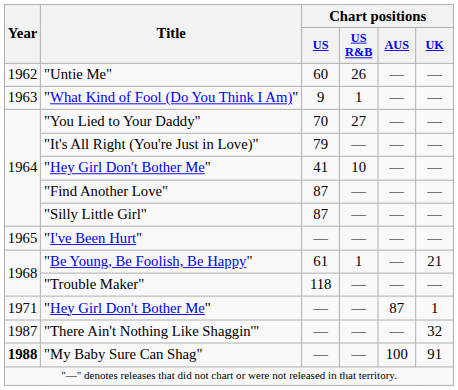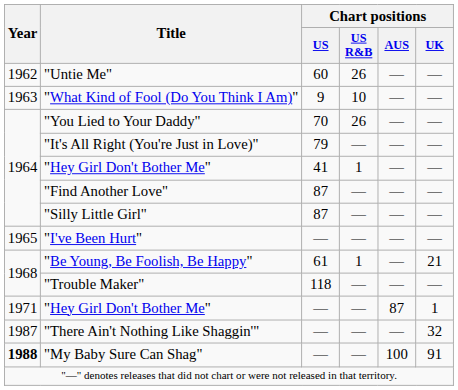(359, 98) 1 -> (359, 98) 10
(359, 121) 27 -> (359, 121) 26
(359, 168) 10 -> (359, 168) 1
